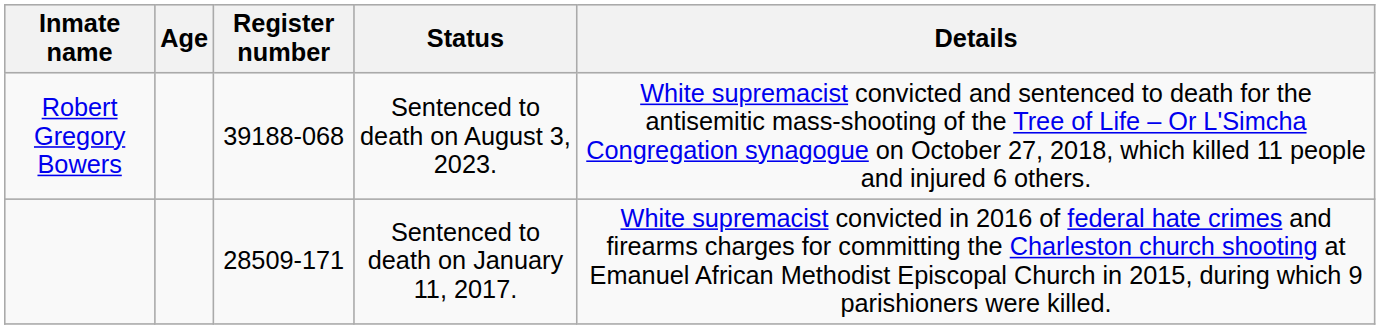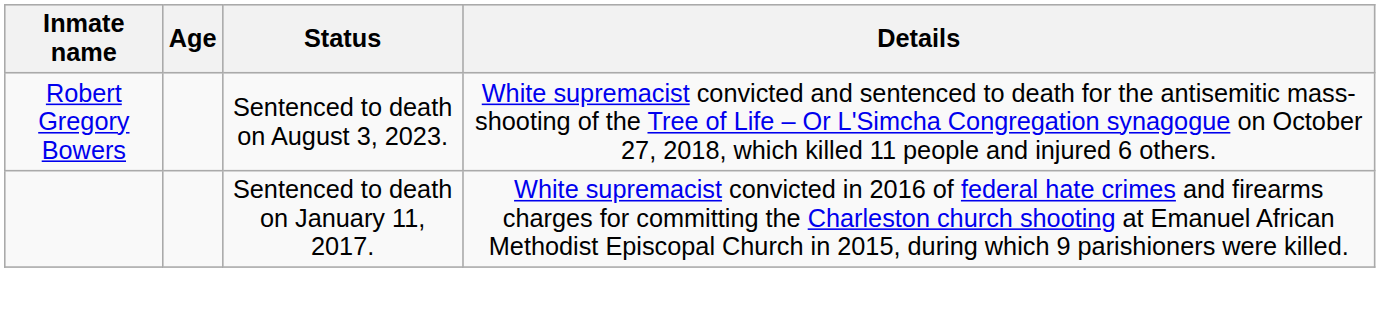- column: (284, 38)
